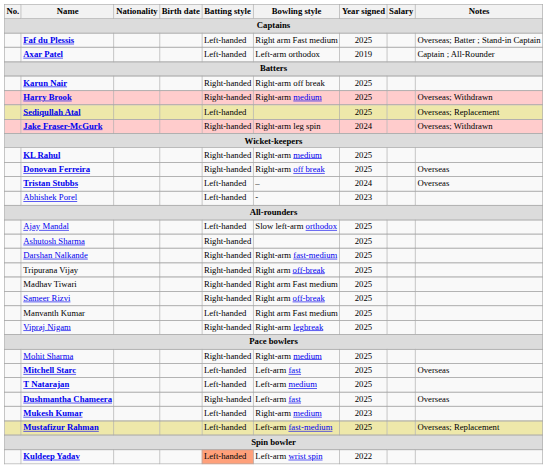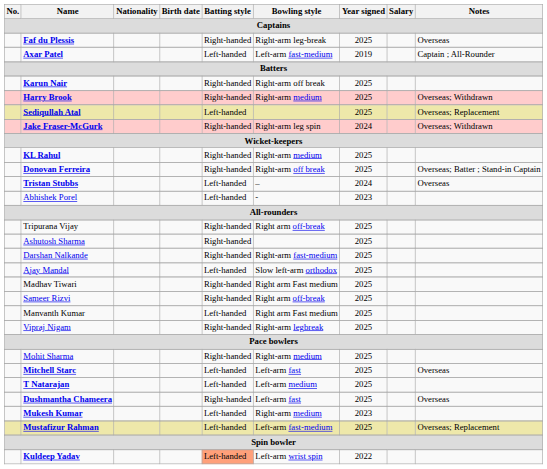(225, 39) Left-handed -> (228, 39) Right-handed
(297, 39) Right arm Fast medium -> (291, 39) Right-arm leg-break
(479, 39) Overseas; Batter ; Stand-in Captain -> (433, 39) Overseas
(288, 54) Left-arm orthodox -> (294, 54) Left-arm fast-medium
(433, 169) Overseas -> (479, 169) Overseas; Batter ; Stand-in Captain
rows swapped: (46, 226) <-> (51, 269)
